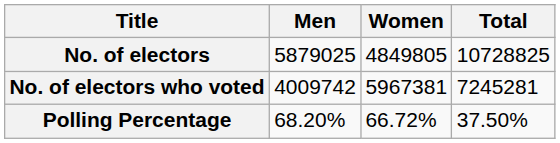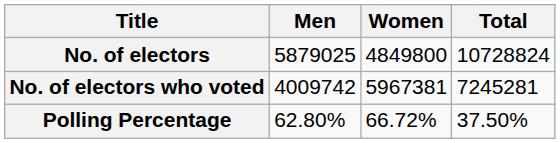(406, 54) 4849805 -> (406, 54) 4849800
(503, 54) 10728825 -> (503, 54) 10728824
(310, 120) 68.20% -> (310, 120) 62.80%
